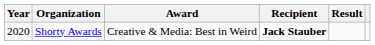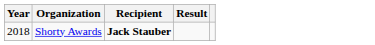- column: (182, 13)
(18, 31) 2020 -> (18, 31) 2018
